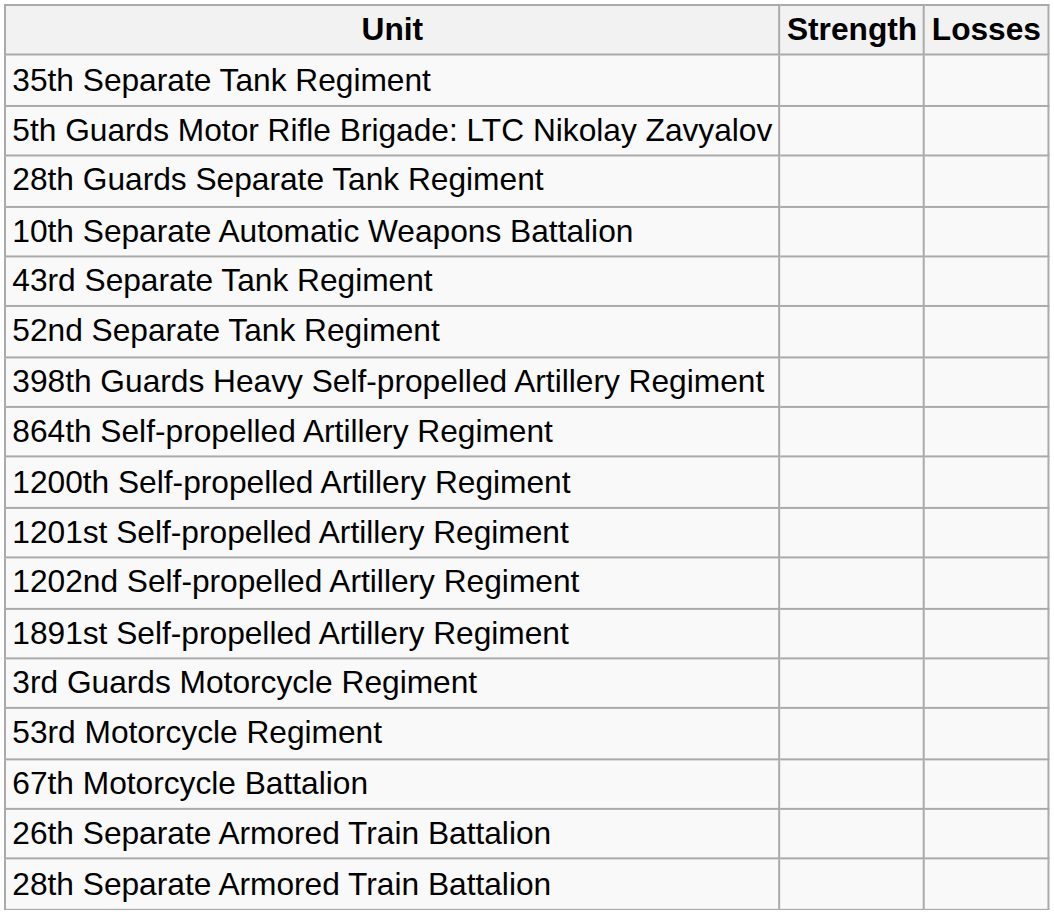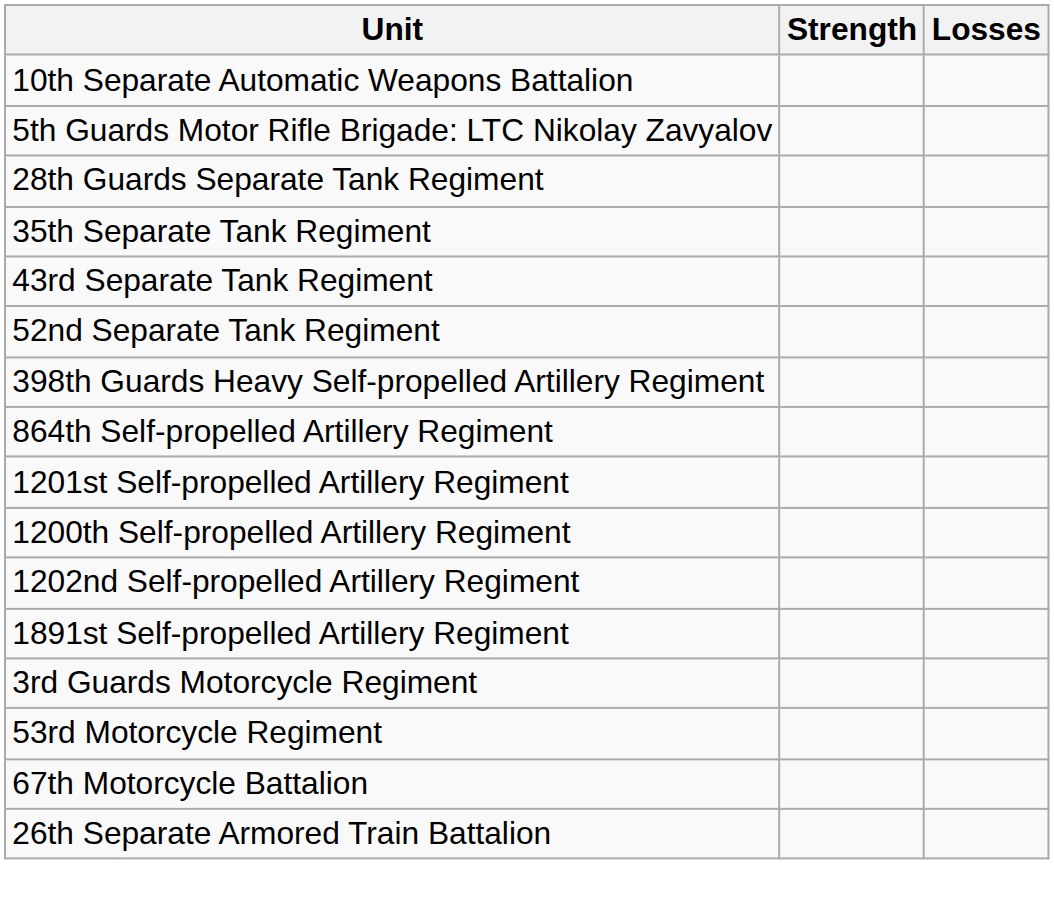rows swapped: (323, 230) <-> (222, 79)
rows swapped: (291, 481) <-> (291, 532)
- row: (282, 883)
